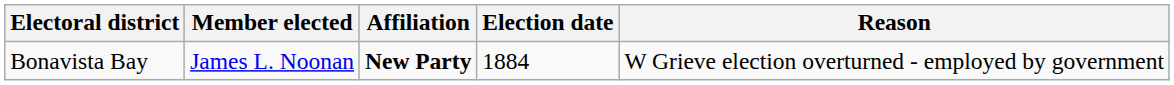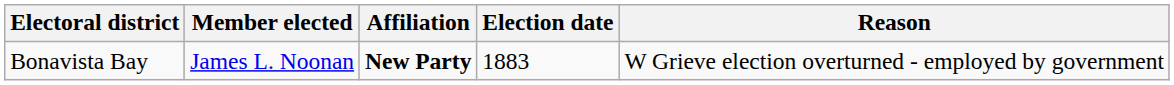(506, 60) 1884 -> (506, 60) 1883
